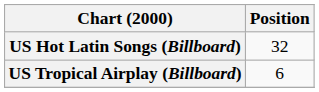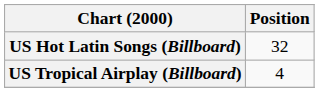(280, 73) 6 -> (280, 73) 4
